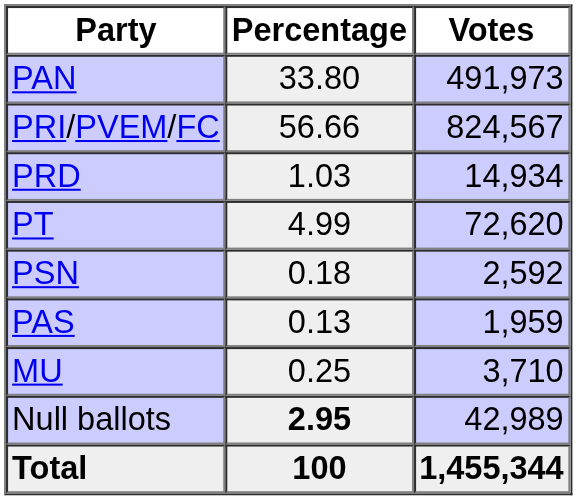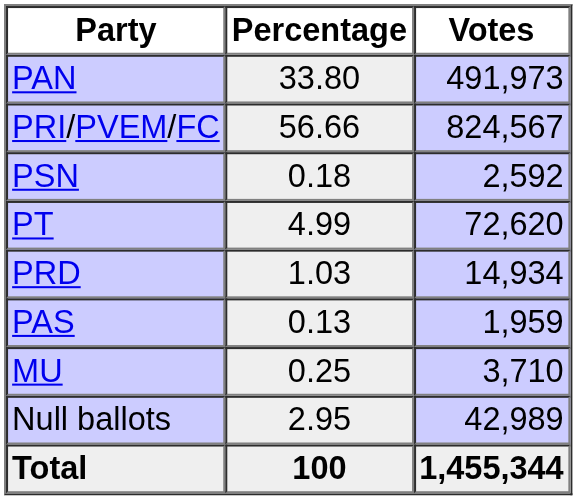rows swapped: (46, 176) <-> (46, 273)
(319, 419) bold -> (319, 419) normal
